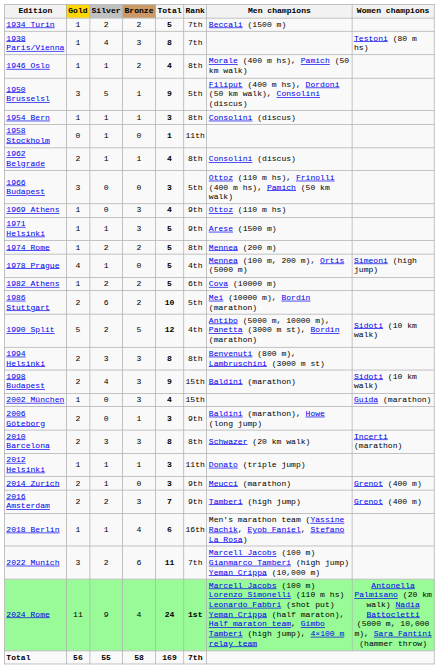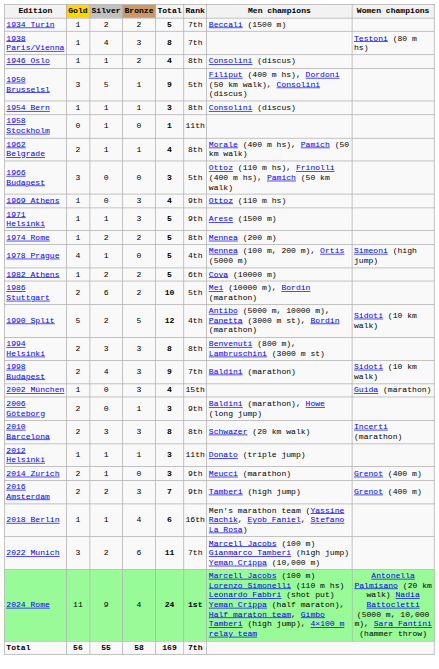(279, 66) Morale (400 m hs), Pamich (50 km walk) -> (252, 61) Consolini (discus)
(252, 159) Consolini (discus) -> (279, 149) Morale (400 m hs), Pamich (50 km walk)
(195, 381) 15th -> (195, 372) 7th
